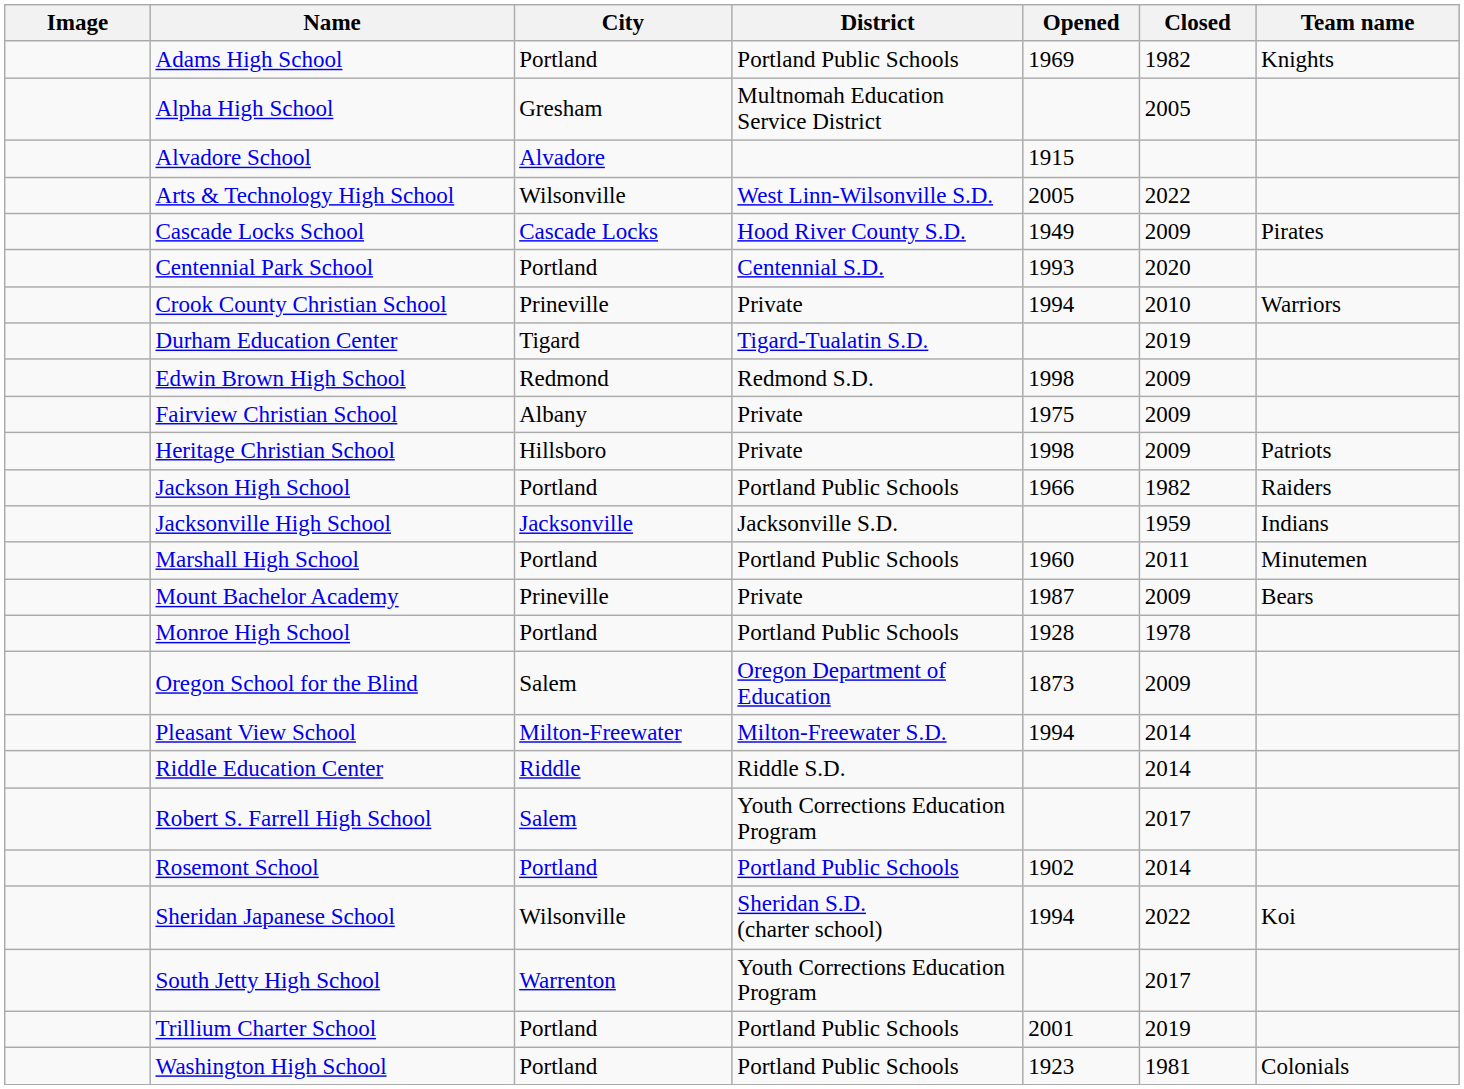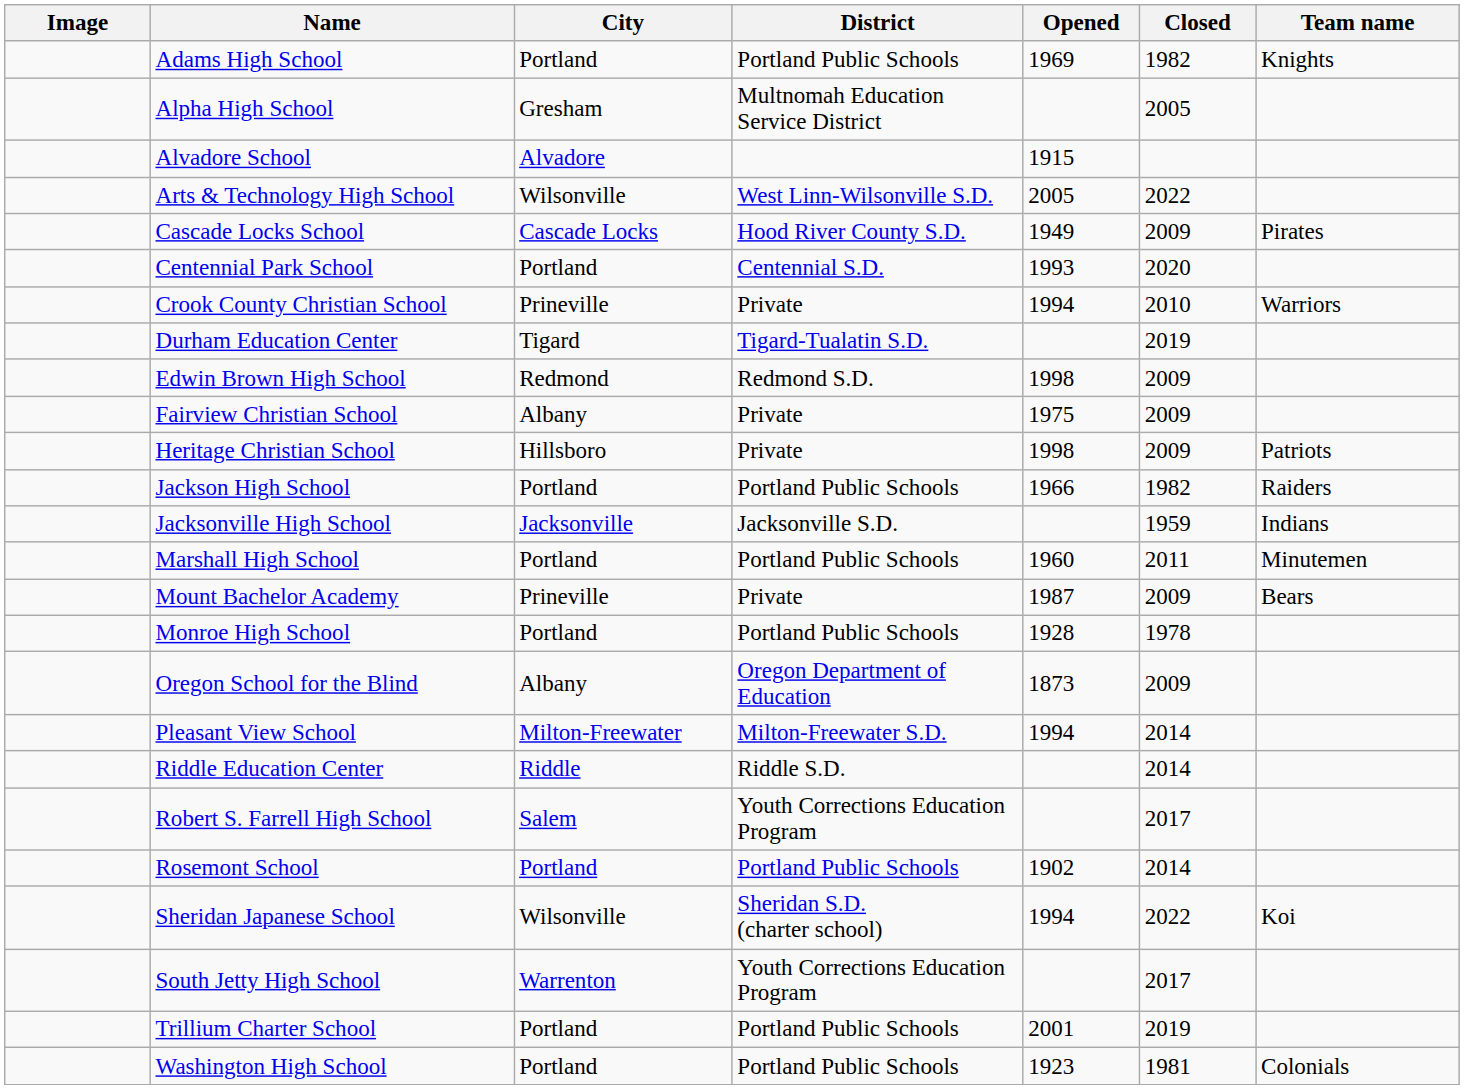(548, 682) Salem -> (553, 682) Albany
